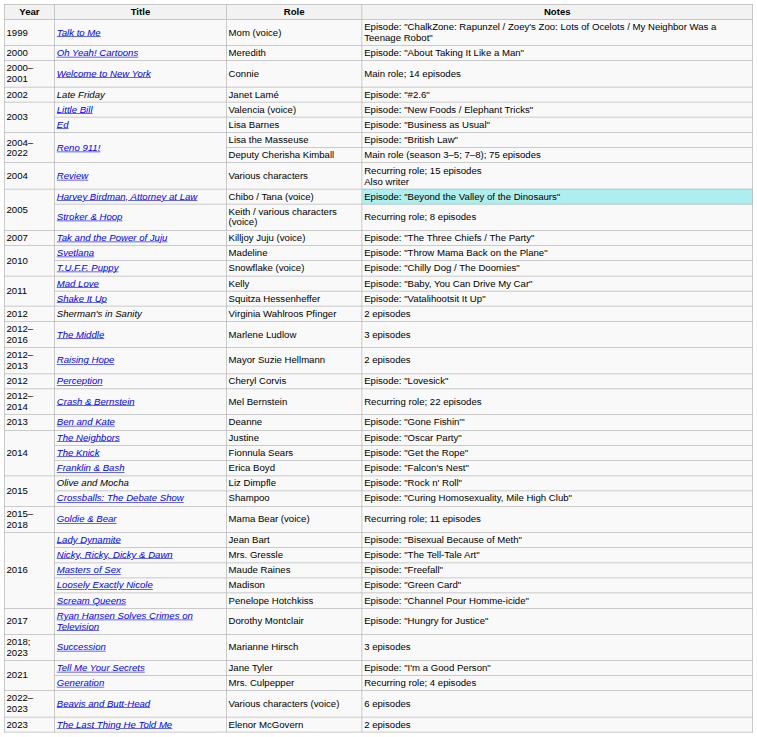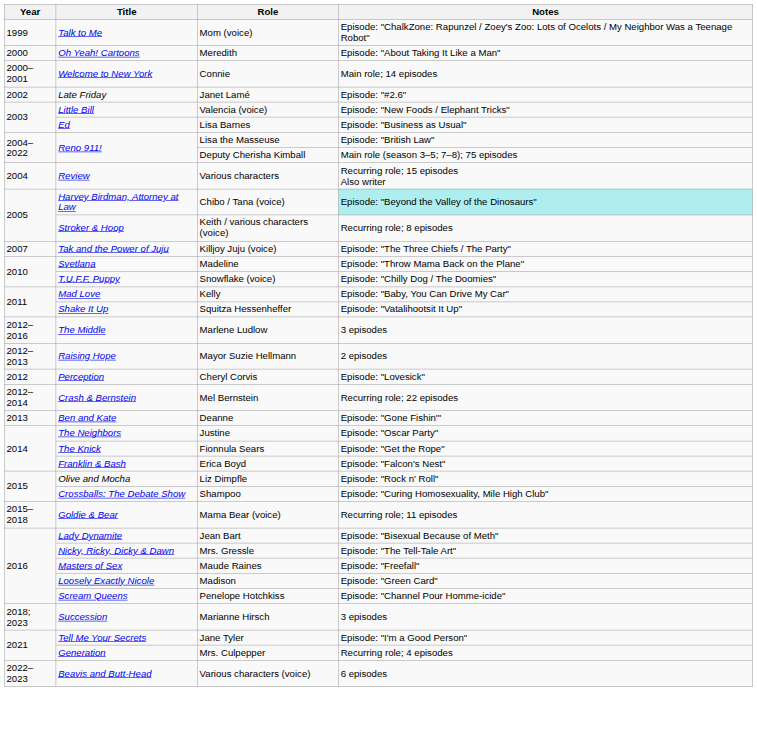- row: (282, 314)
- row: (266, 621)
- row: (266, 724)
